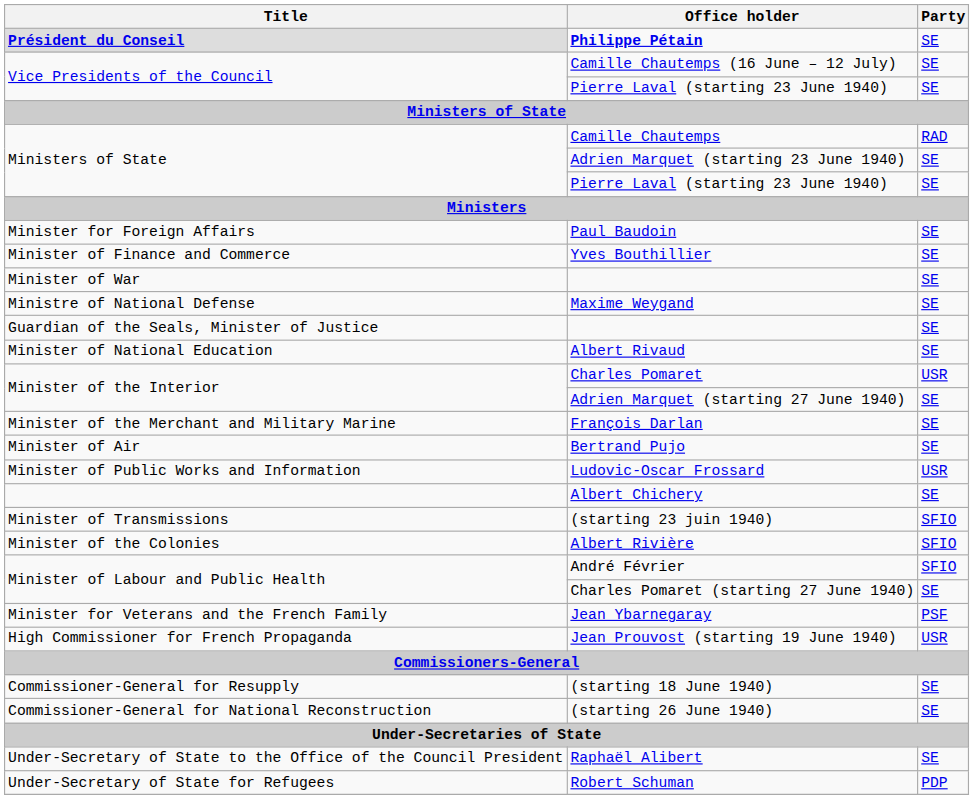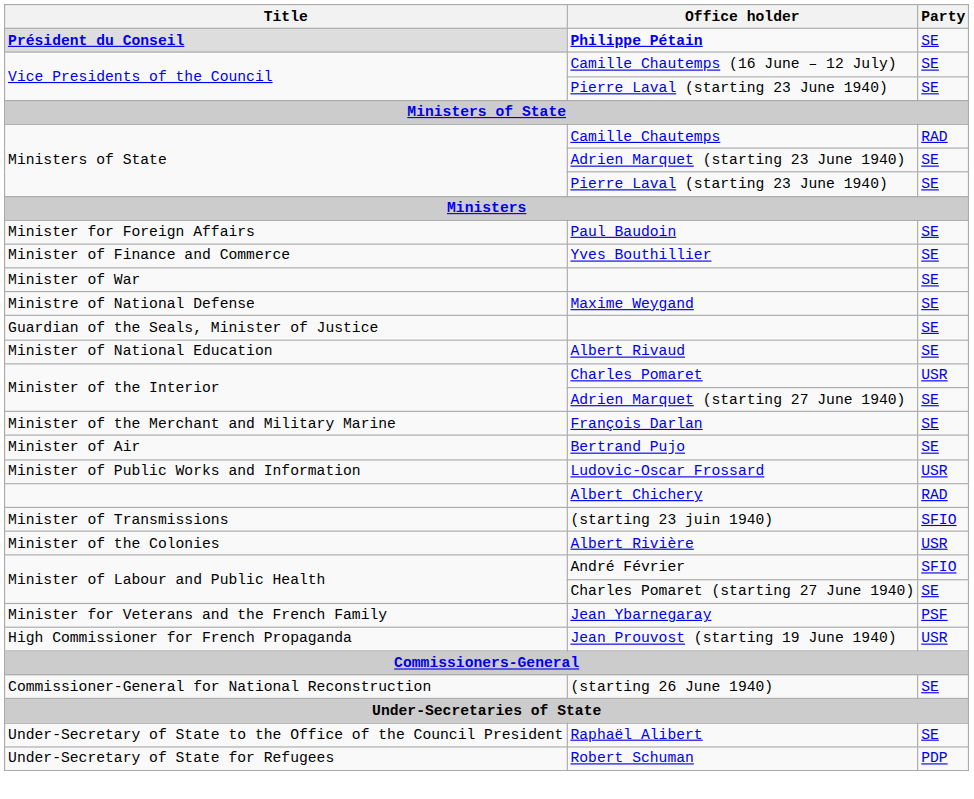(930, 495) SE -> (934, 495) RAD
(939, 543) SFIO -> (934, 543) USR
- row: (154, 687)
